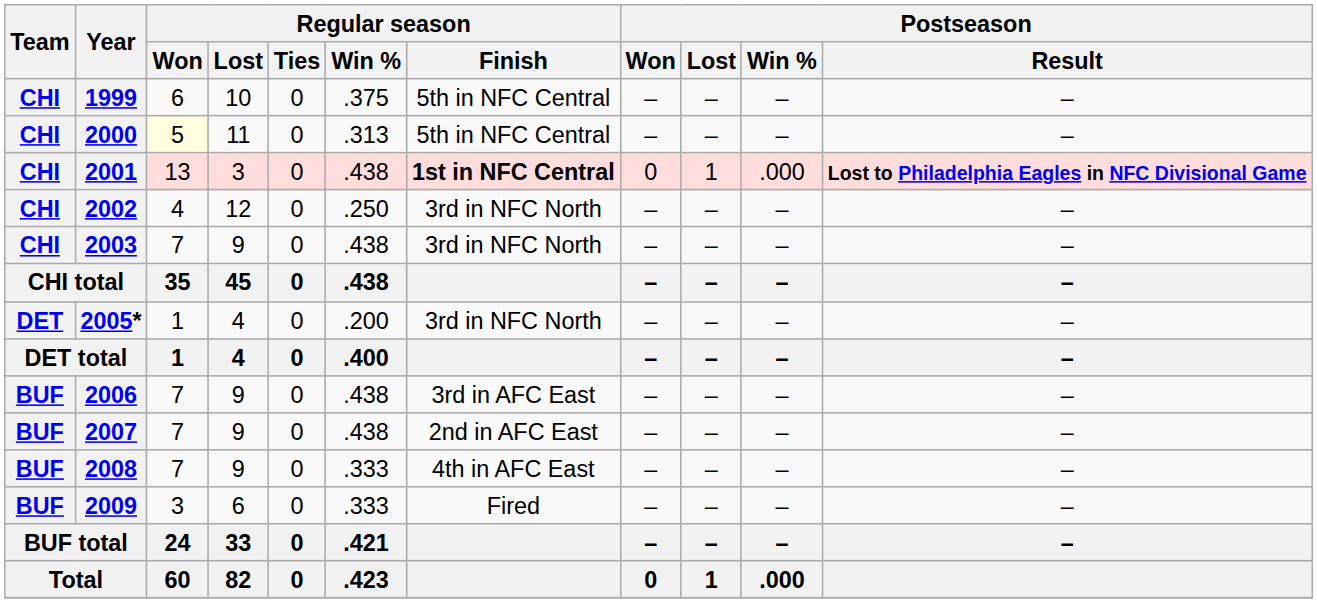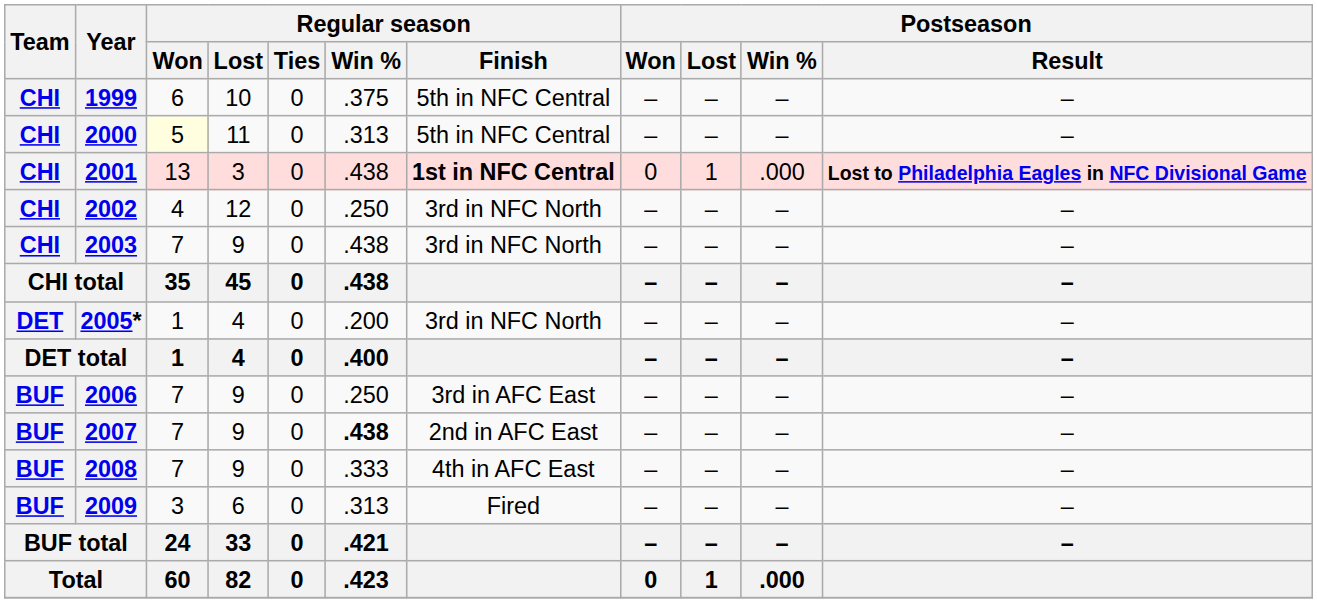(366, 394) .438 -> (366, 394) .250
(366, 431) normal -> (366, 431) bold
(366, 505) .333 -> (366, 505) .313
